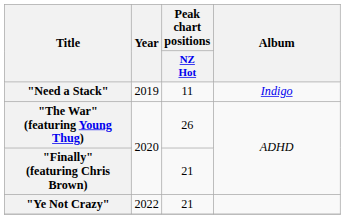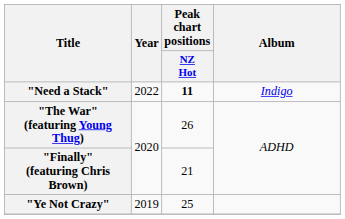(147, 91) 2019 -> (147, 91) 2022
(187, 91) normal -> (187, 91) bold
(147, 204) 2022 -> (147, 204) 2019
(187, 204) 21 -> (187, 204) 25
